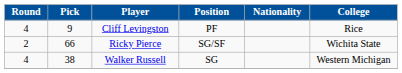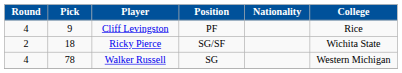(70, 44) 66 -> (70, 44) 18
(70, 60) 38 -> (70, 60) 78
